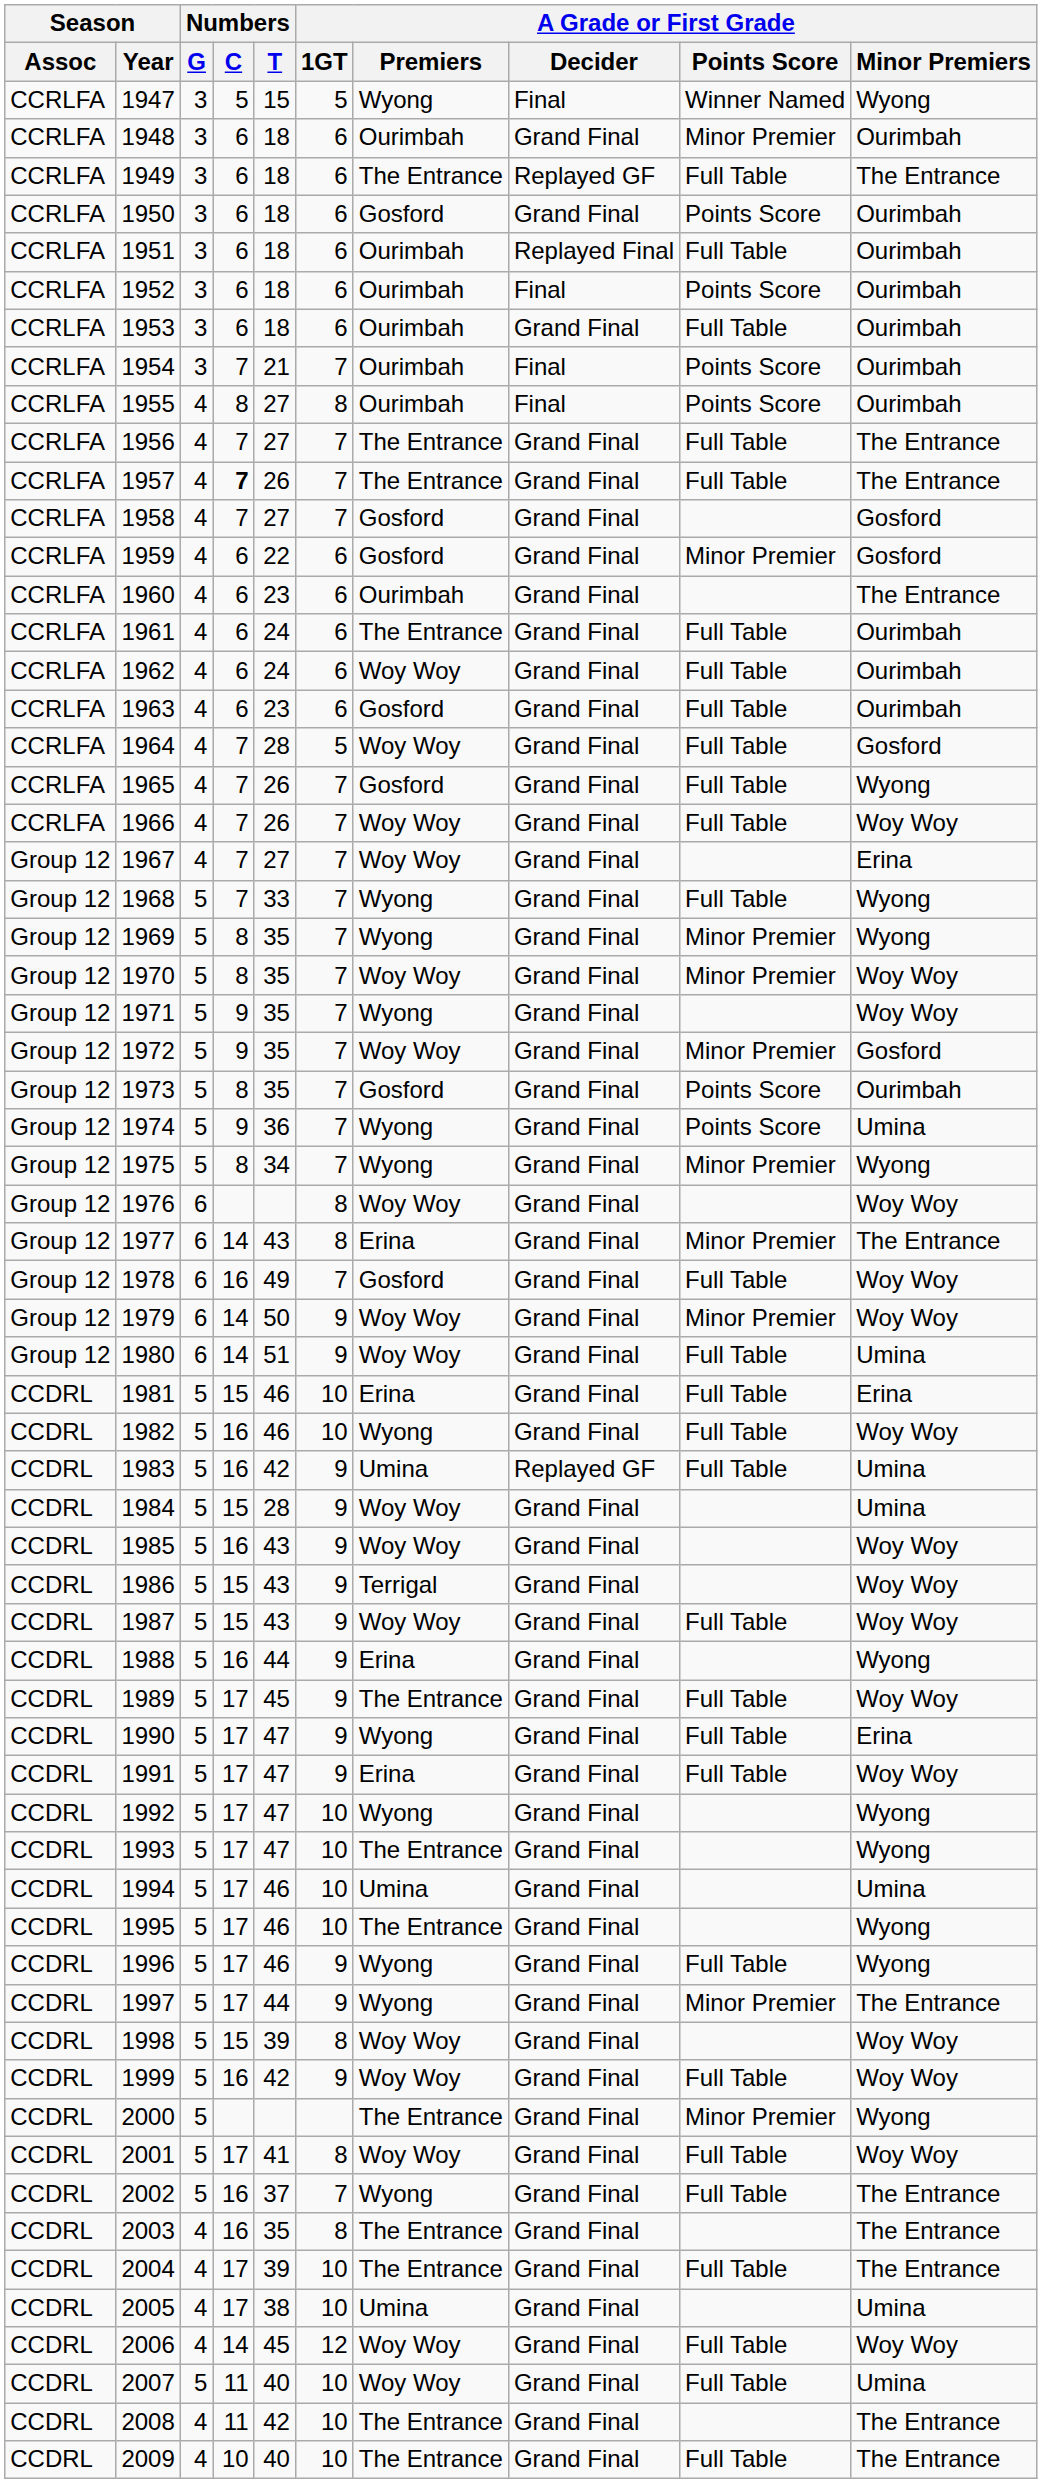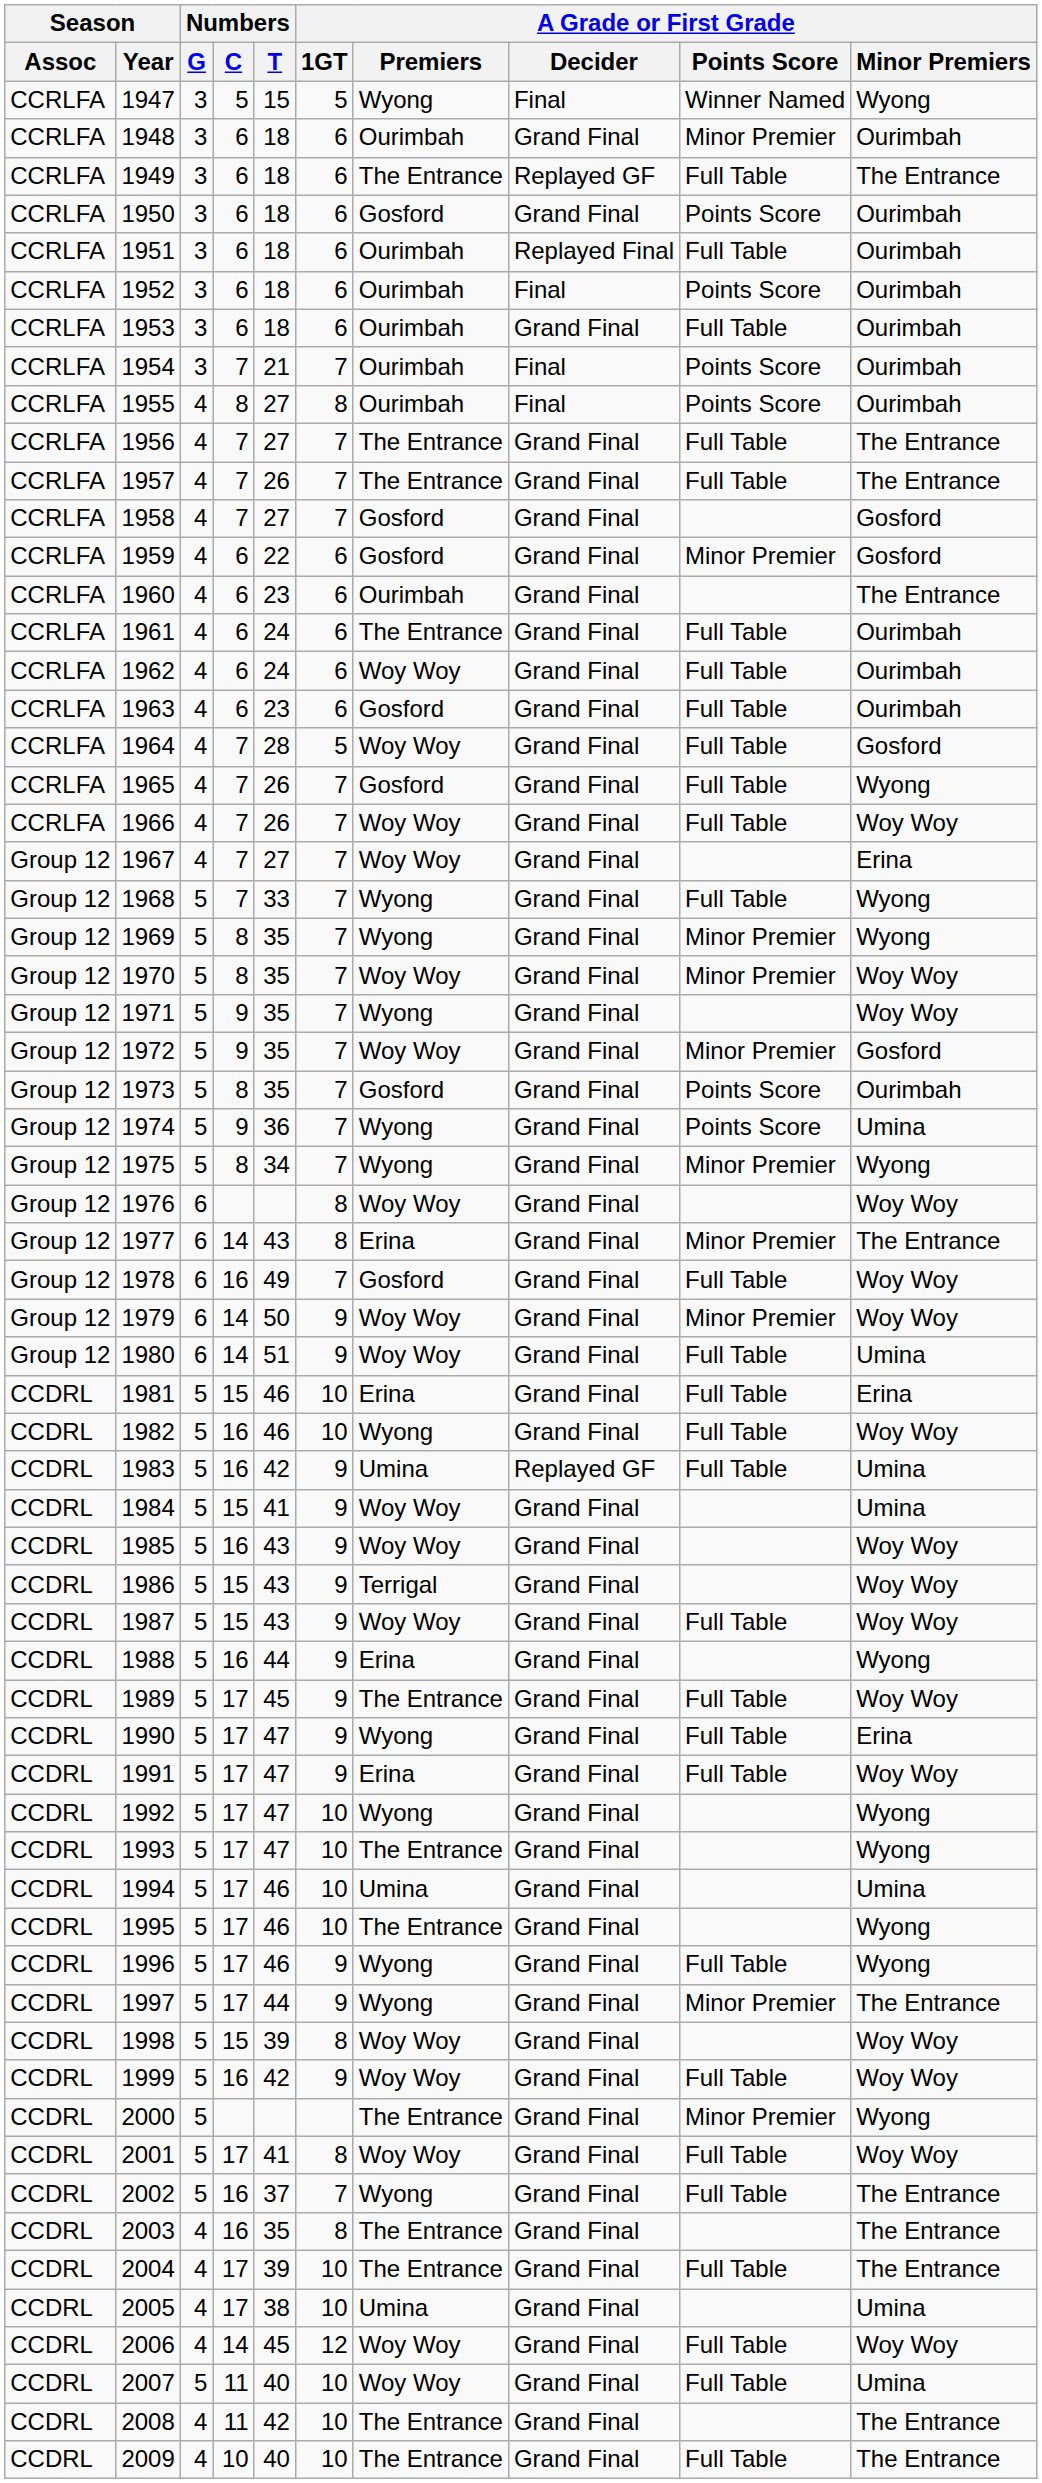(242, 480) bold -> (242, 480) normal
(277, 1507) 28 -> (277, 1507) 41
